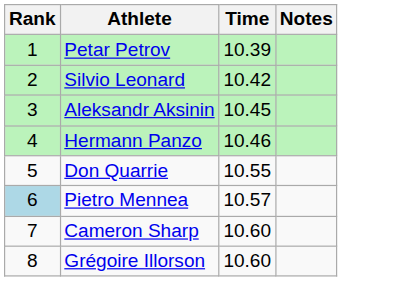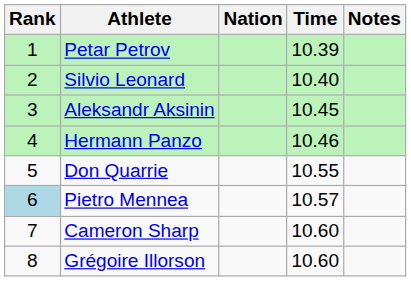+ column: (253, 19)
(247, 79) 10.42 -> (315, 79) 10.40
